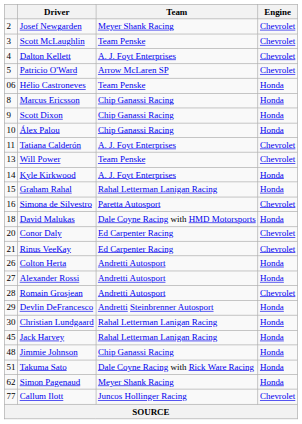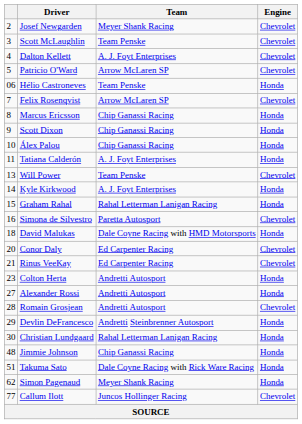+ row: (50, 100)
(278, 144) Chevrolet -> (272, 159) Honda
(11, 263) 26 -> (11, 278) 23
- row: (42, 337)
